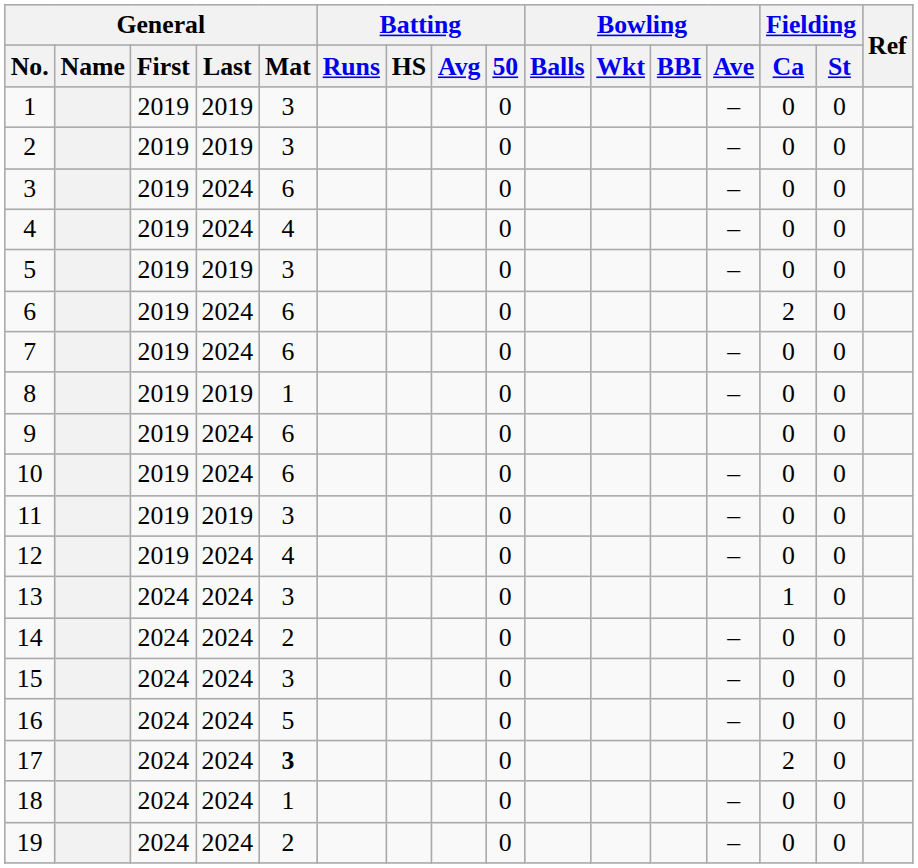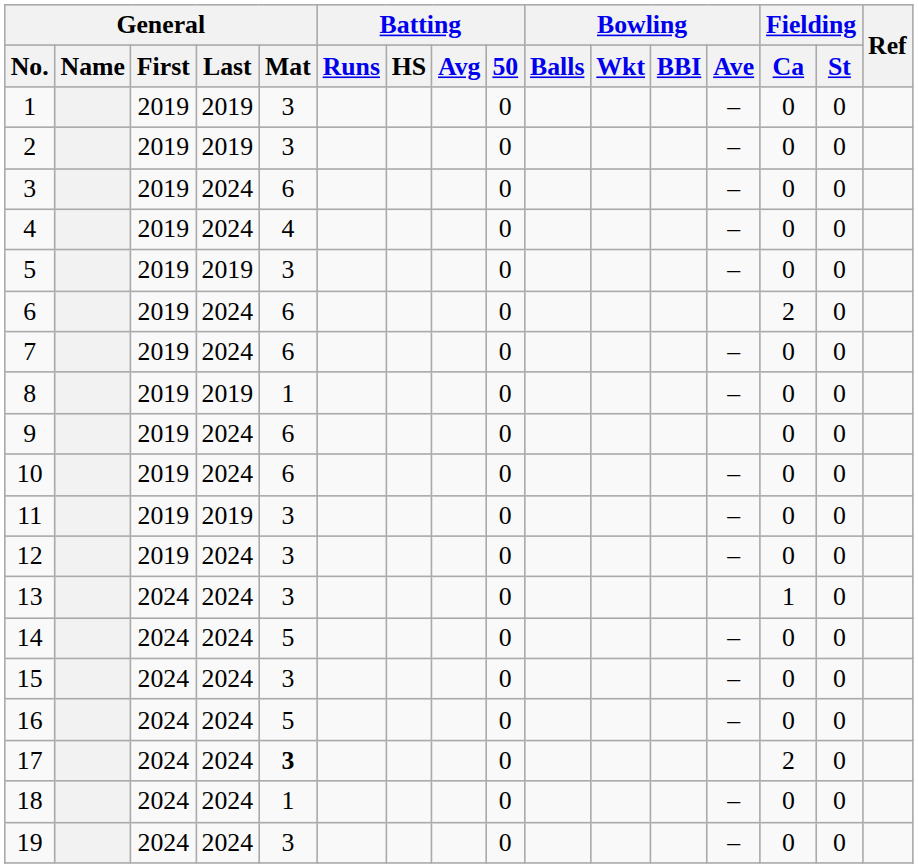(288, 556) 4 -> (288, 556) 3
(288, 637) 2 -> (288, 637) 5
(288, 842) 2 -> (288, 842) 3
